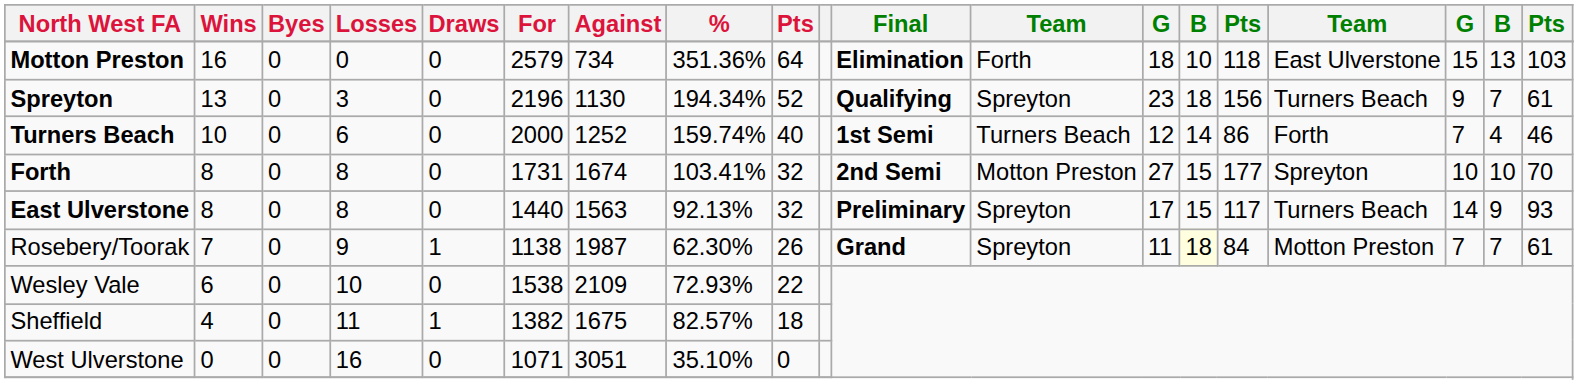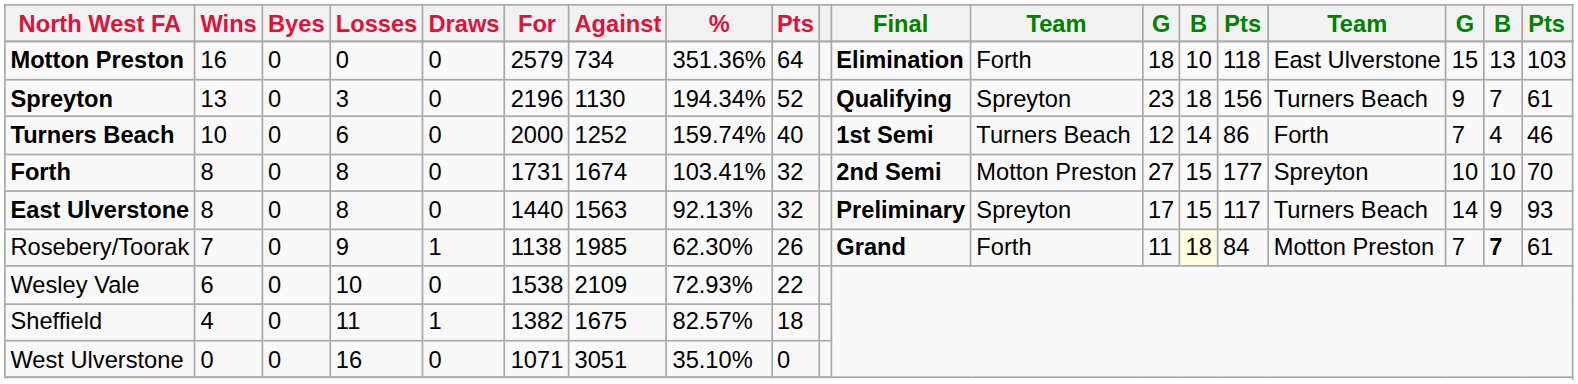(601, 247) 1987 -> (601, 247) 1985
(1024, 247) Spreyton -> (1004, 247) Forth
(1496, 247) normal -> (1496, 247) bold
